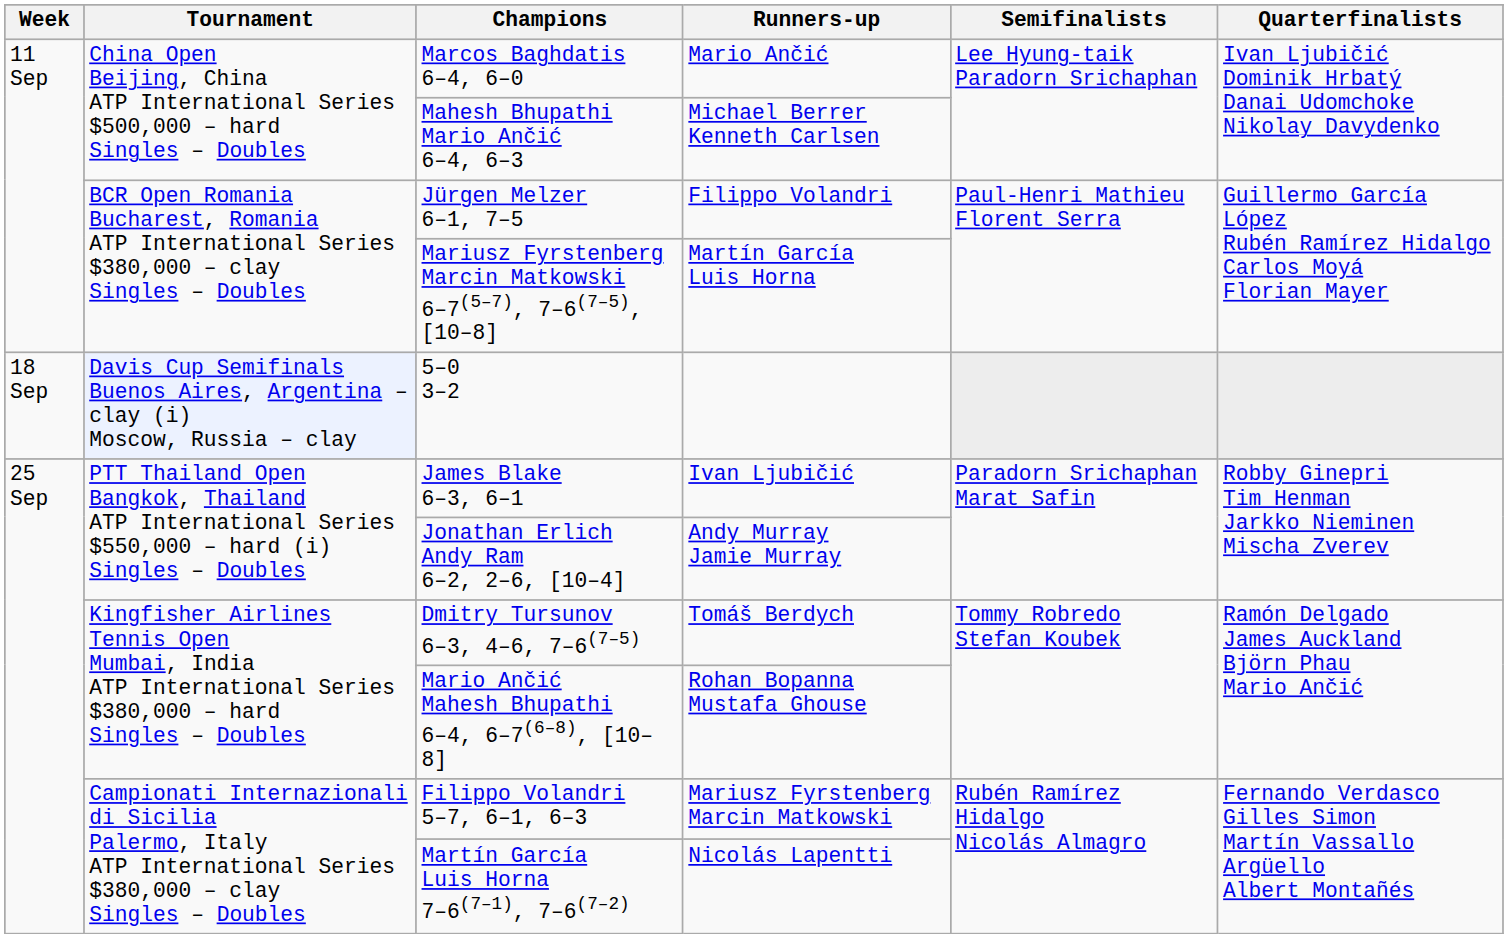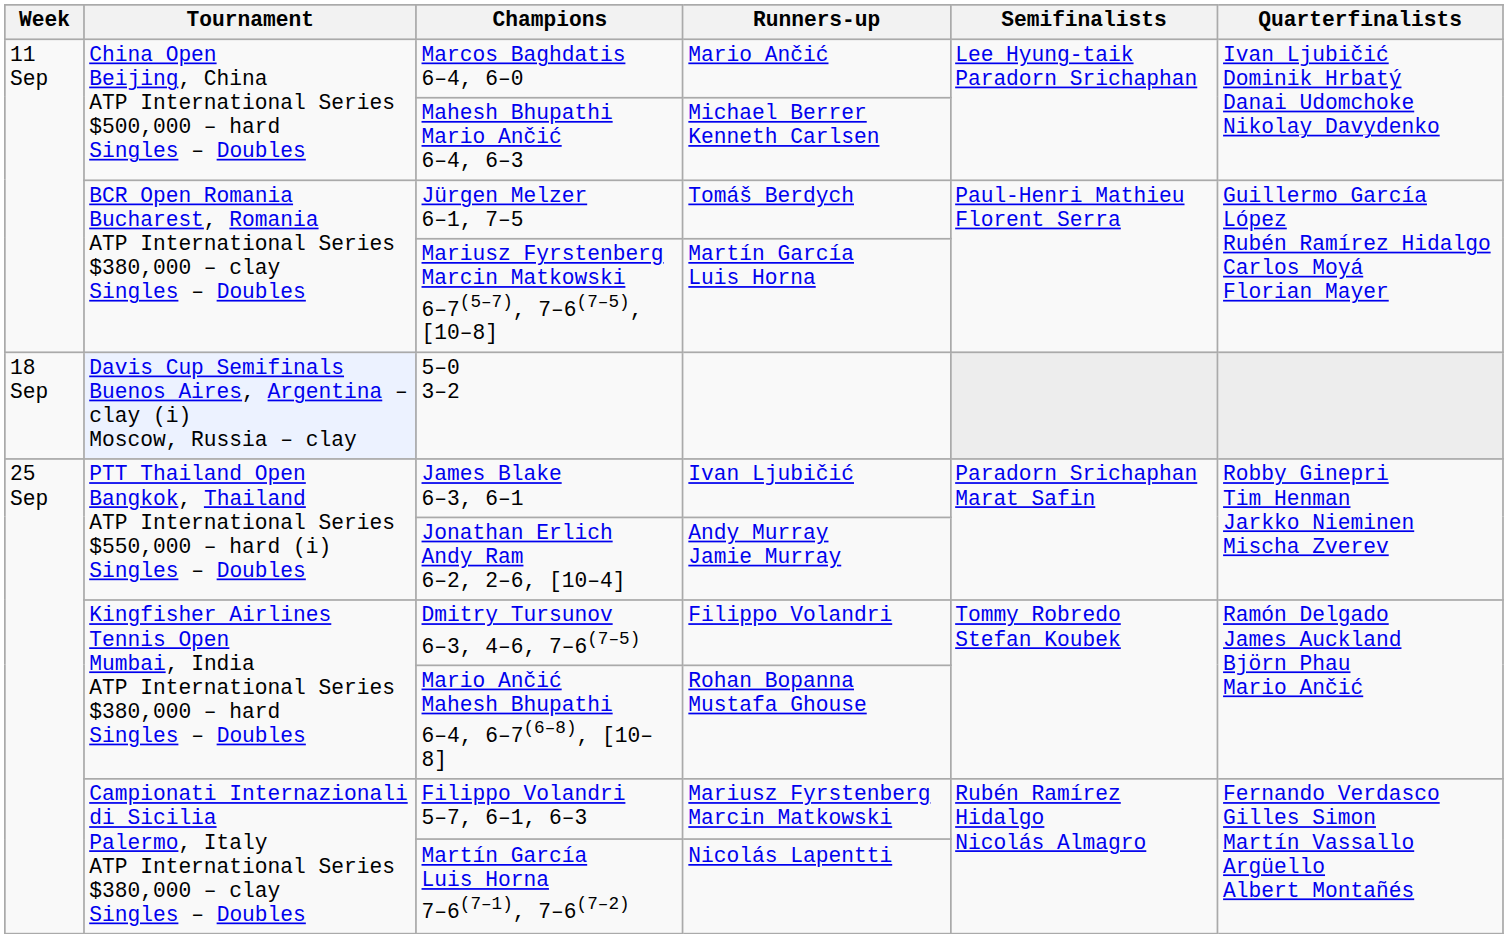(790, 197) Filippo Volandri -> (771, 197) Tomáš Berdych
(771, 617) Tomáš Berdych -> (790, 617) Filippo Volandri
